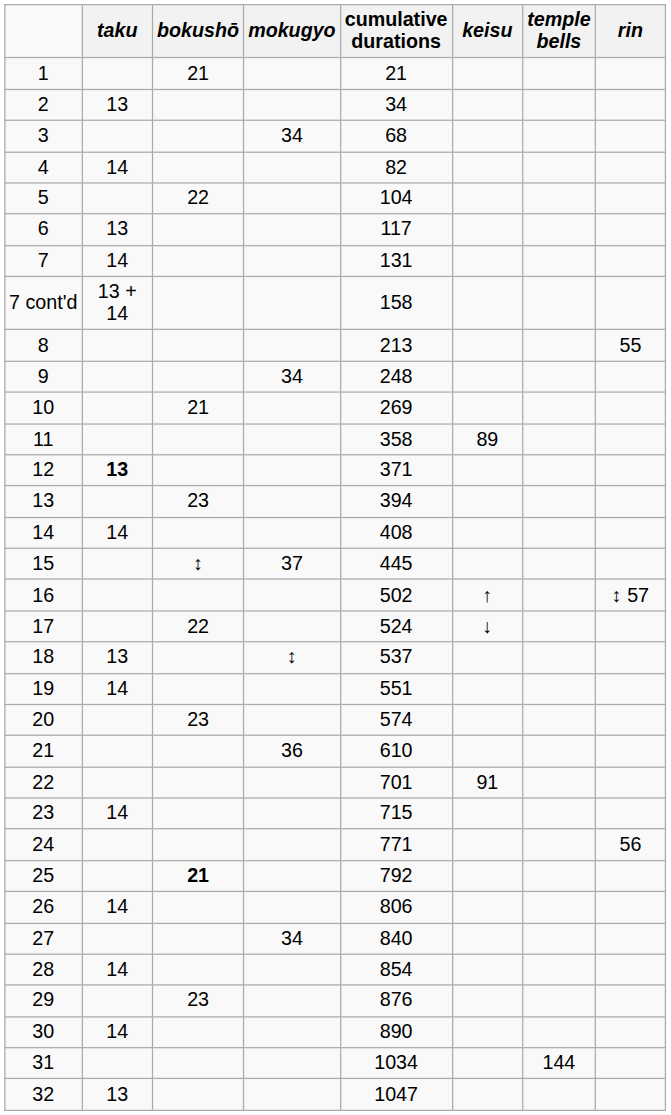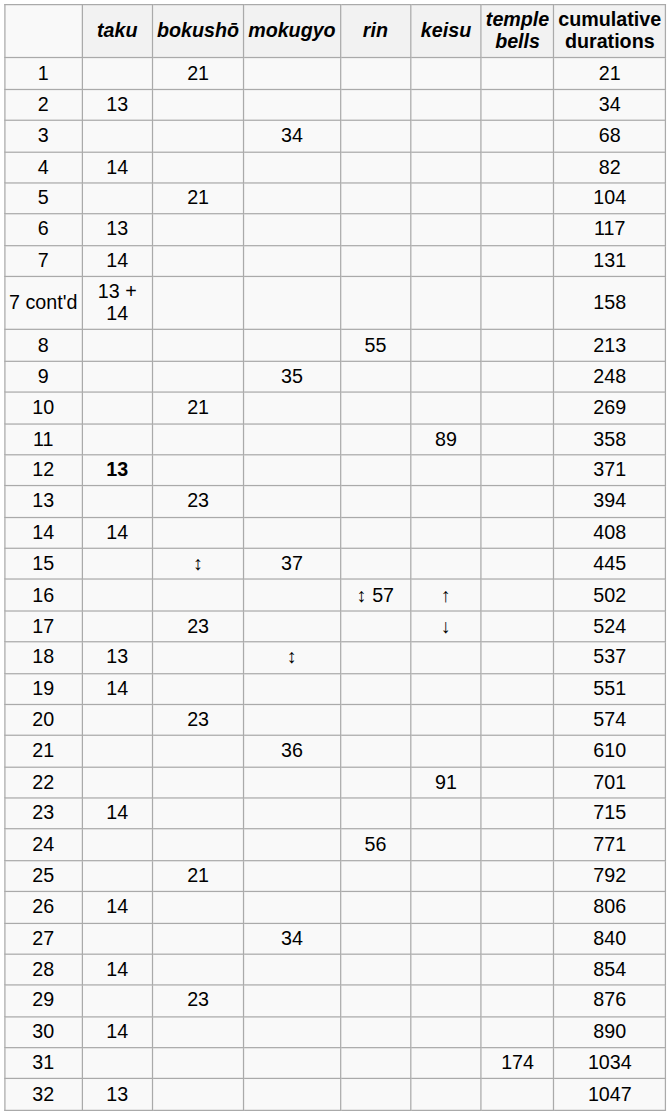columns swapped: (630, 31) <-> (396, 31)
(198, 198) 22 -> (198, 198) 21
(292, 376) 34 -> (292, 376) 35
(198, 626) 22 -> (198, 626) 23
(198, 875) bold -> (198, 875) normal
(559, 1063) 144 -> (518, 1063) 174
